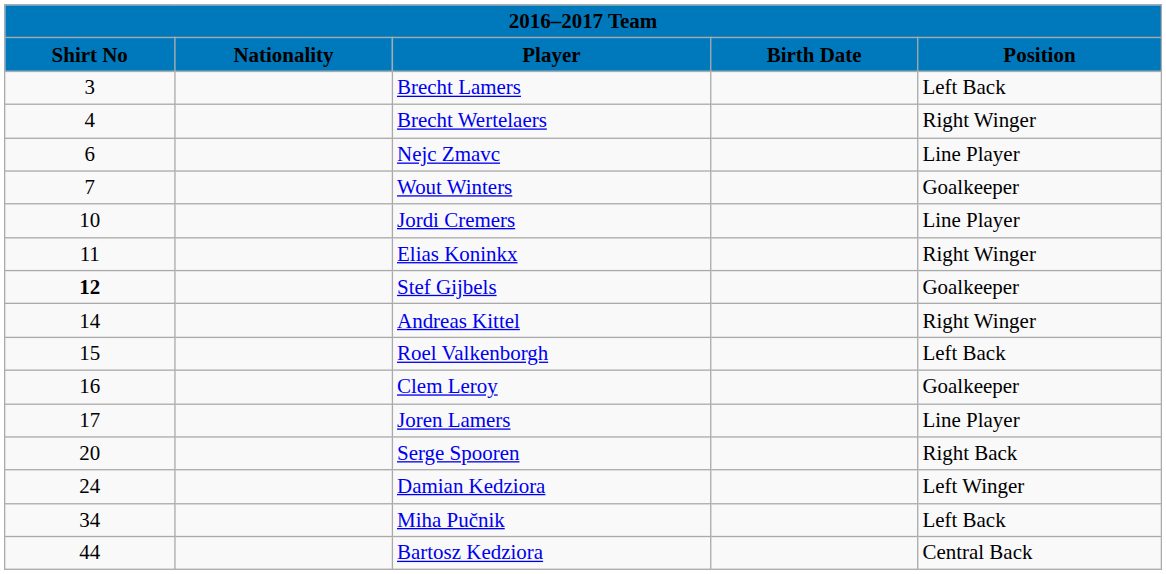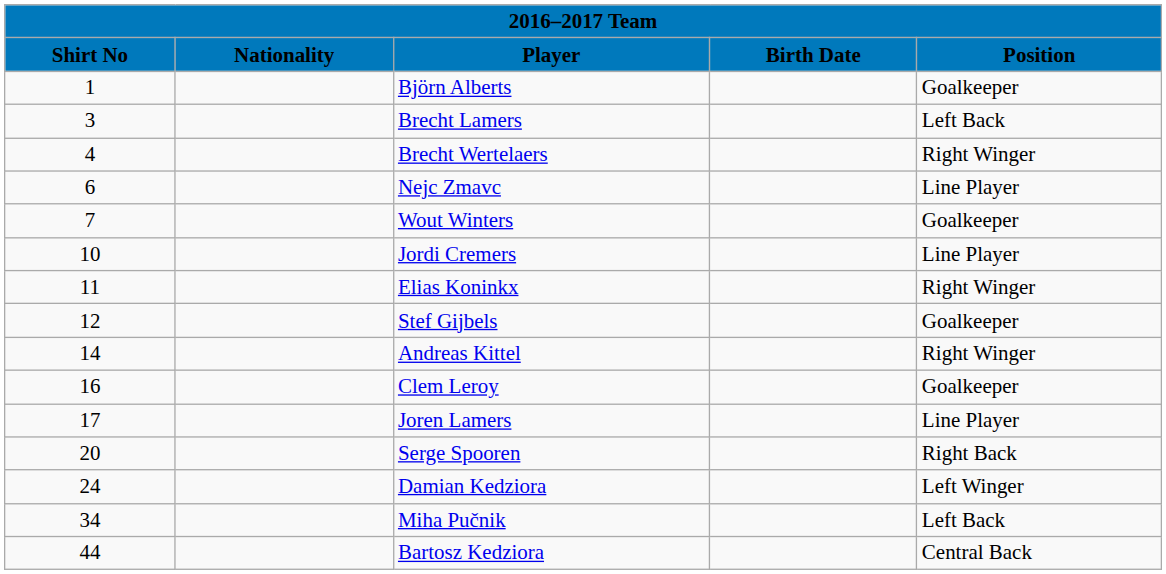+ row: (455, 87)
(90, 287) bold -> (90, 320) normal
- row: (473, 353)
